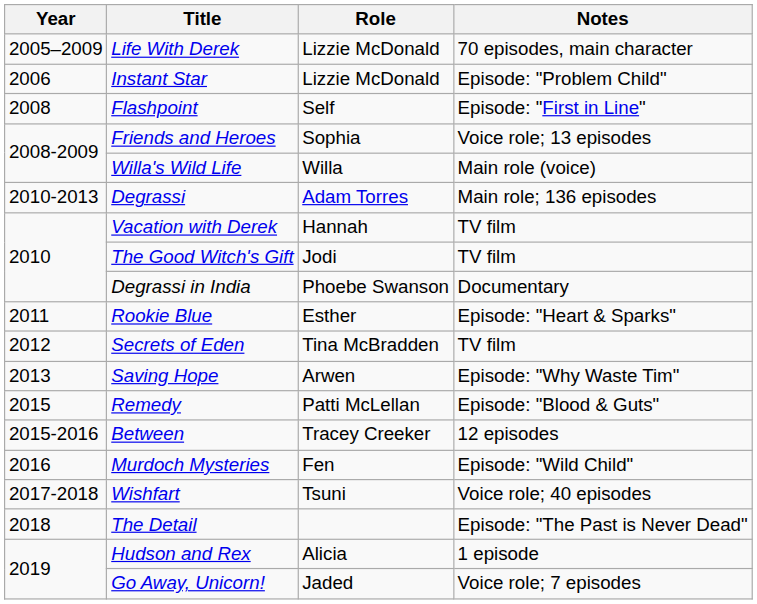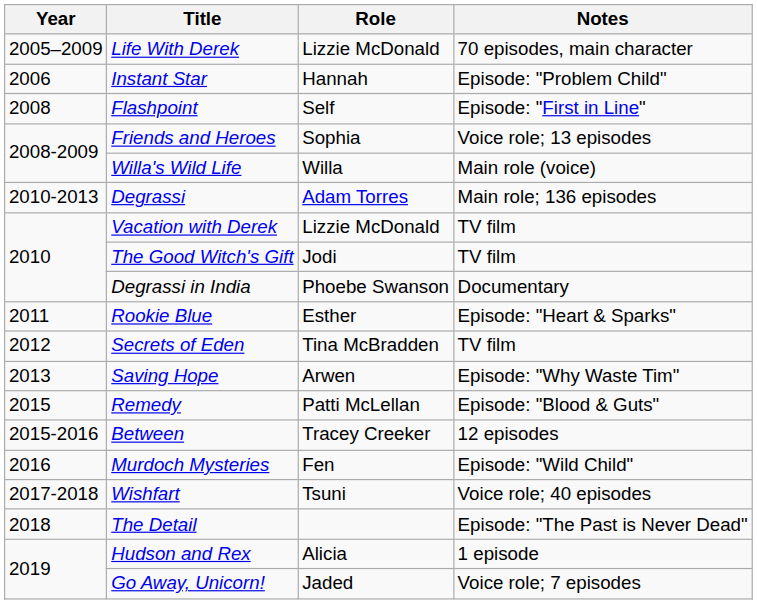(371, 78) Lizzie McDonald -> (335, 78) Hannah
(335, 227) Hannah -> (371, 227) Lizzie McDonald
